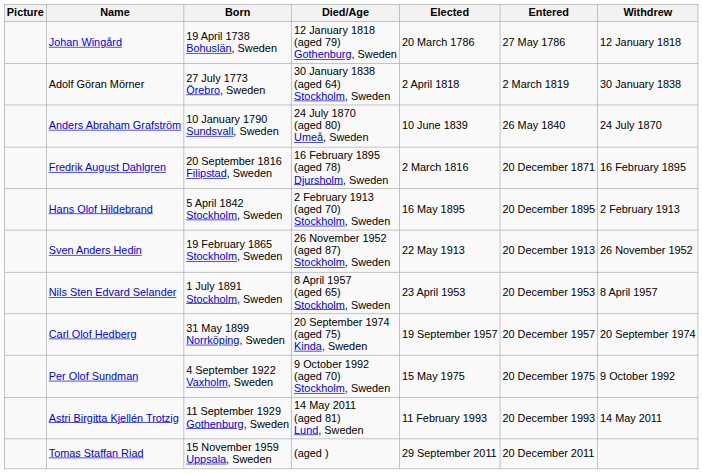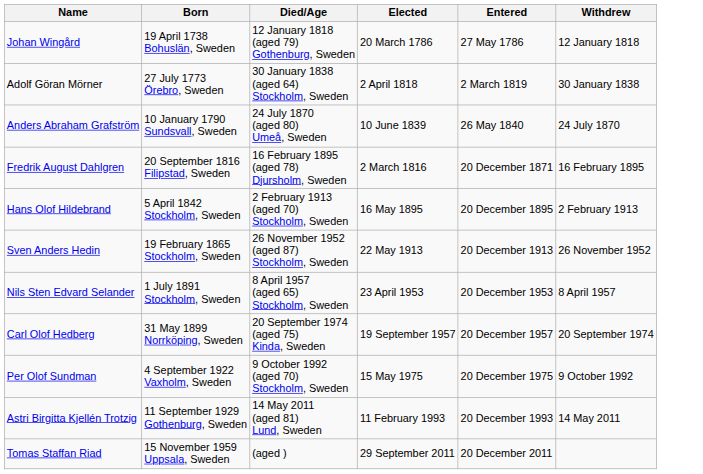- column: (25, 13)
